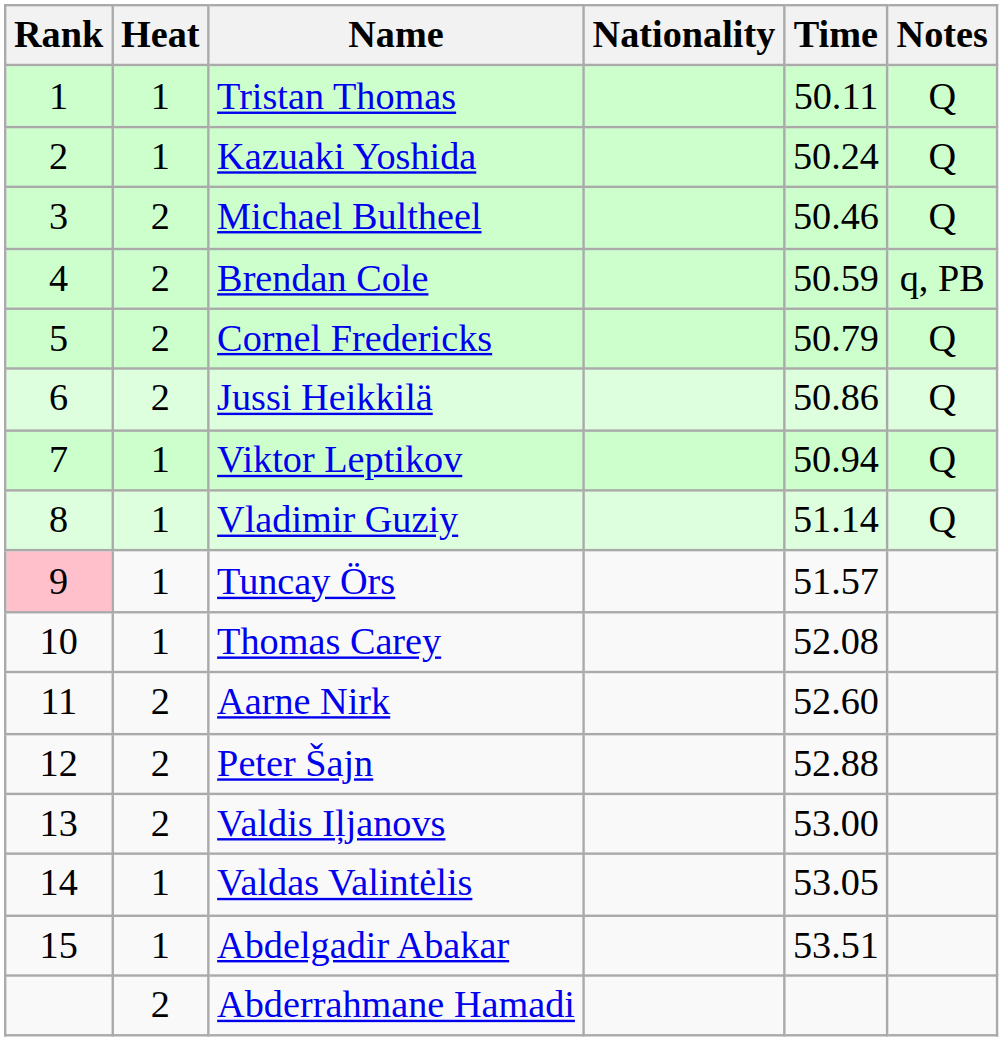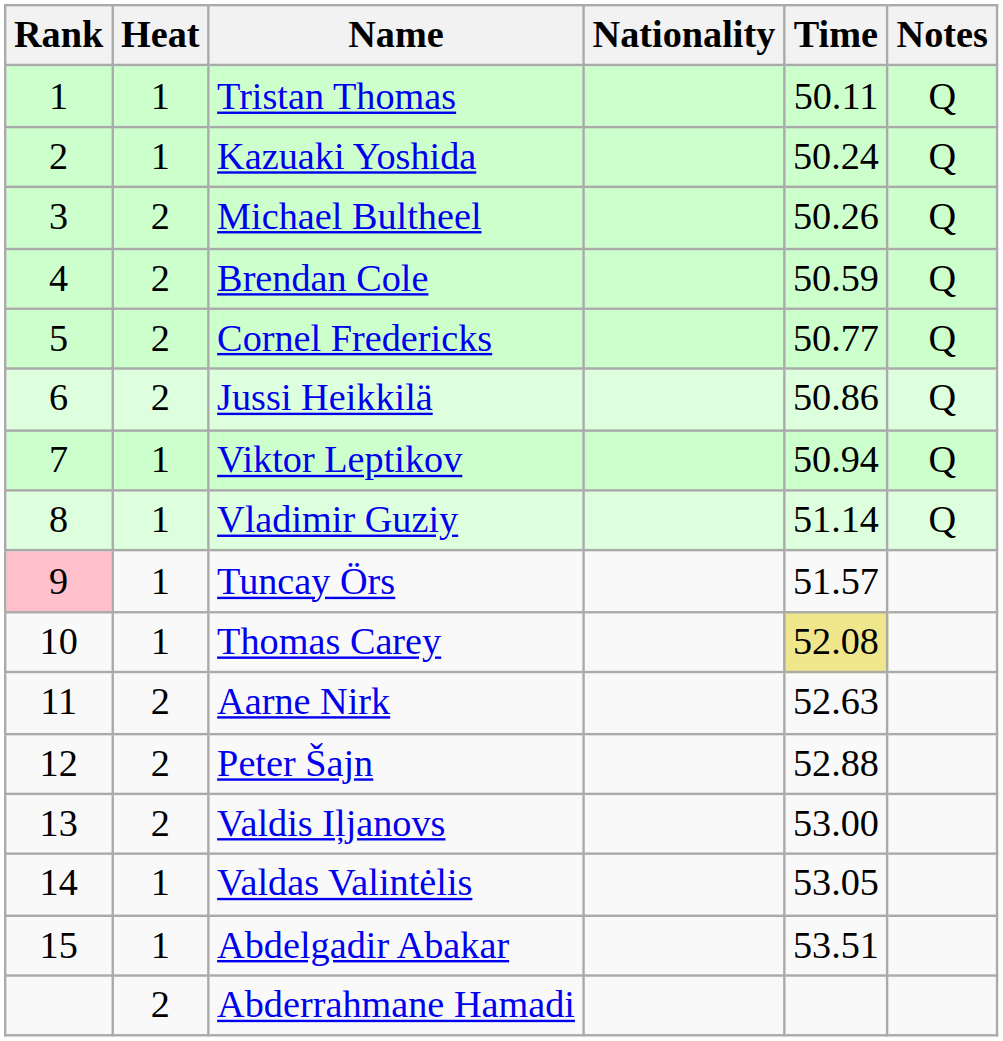(836, 216) 50.46 -> (836, 216) 50.26
(942, 277) q, PB -> (942, 277) Q
(836, 338) 50.79 -> (836, 338) 50.77
(836, 641) no background -> (836, 641) khaki background
(836, 701) 52.60 -> (836, 701) 52.63
